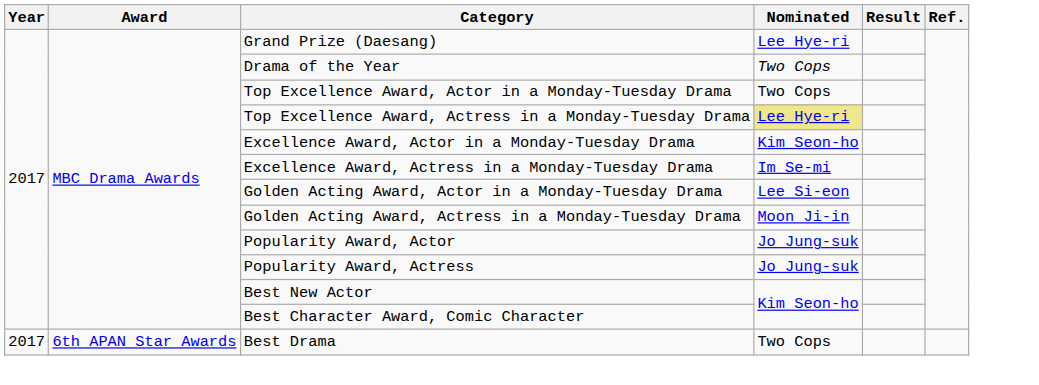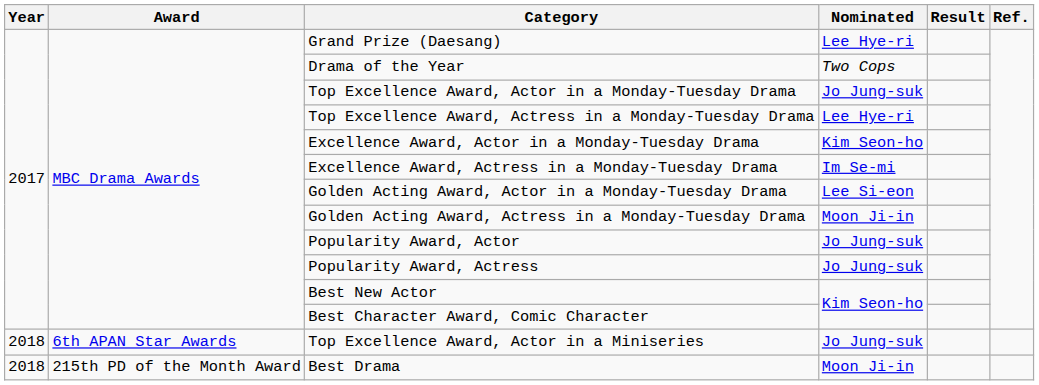(794, 92) Two Cops -> (872, 92) Jo Jung-suk
(803, 117) khaki background -> (868, 117) no background
+ row: (506, 342)
(27, 342) 2017 -> (27, 367) 2018
(144, 342) 6th APAN Star Awards -> (177, 367) 215th PD of the Month Award
(794, 342) Two Cops -> (868, 367) Moon Ji-in
